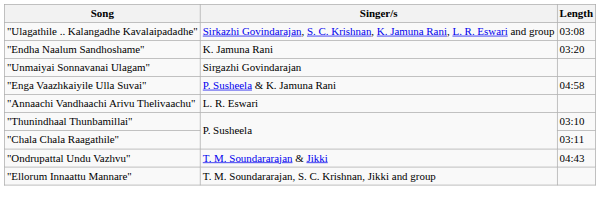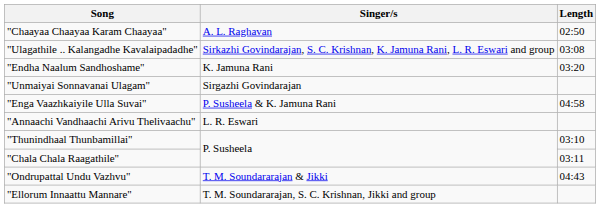+ row: (87, 31)
